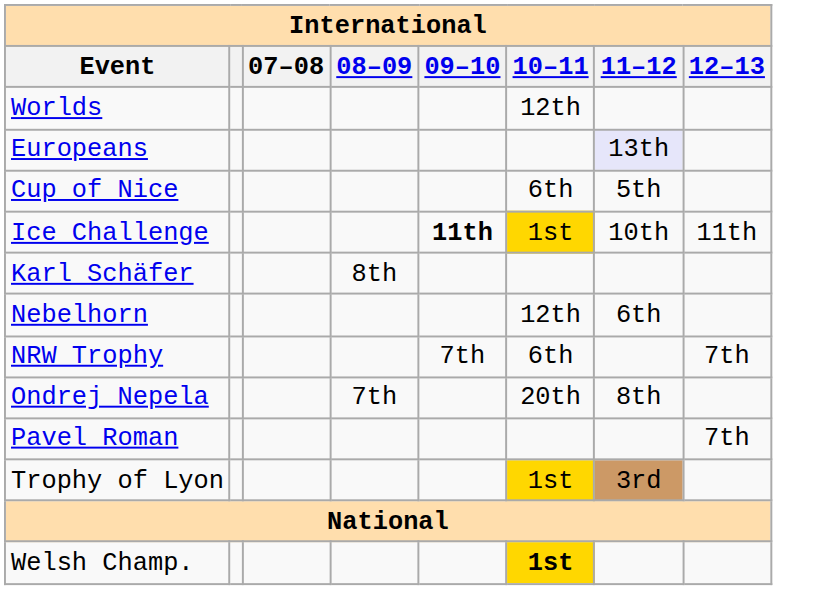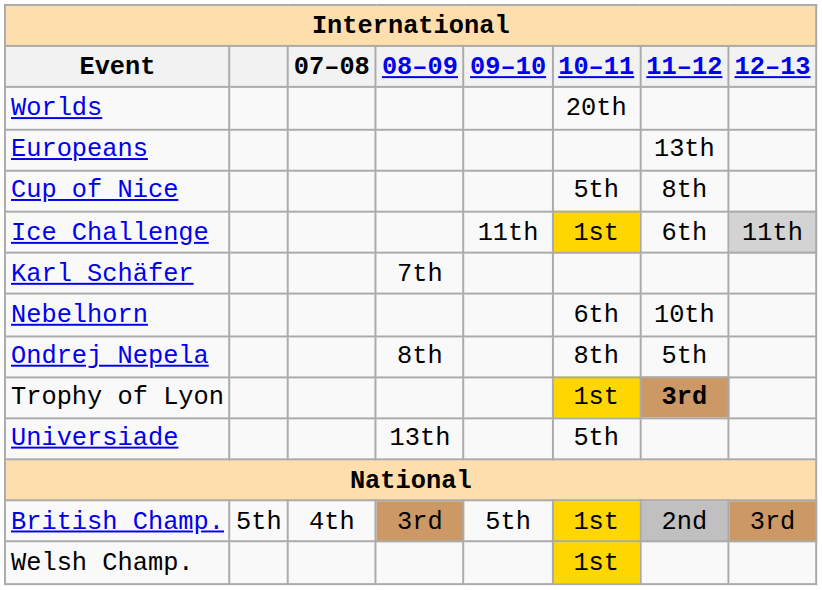(551, 108) 12th -> (596, 108) 20th
(639, 150) lavender background -> (684, 150) no background
(551, 191) 6th -> (596, 191) 5th
(639, 191) 5th -> (684, 191) 8th
(462, 232) bold -> (508, 232) normal
(639, 232) 10th -> (684, 232) 6th
(727, 232) no background -> (773, 232) lightgrey background
(374, 274) 8th -> (420, 274) 7th
(551, 315) 12th -> (596, 315) 6th
(639, 315) 6th -> (684, 315) 10th
- row: (87, 356)
(374, 397) 7th -> (420, 356) 8th
(551, 397) 20th -> (596, 356) 8th
(639, 397) 8th -> (684, 356) 5th
- row: (95, 439)
(639, 480) normal -> (684, 397) bold
+ row: (95, 439)
+ row: (117, 521)
(551, 563) bold -> (596, 563) normal
